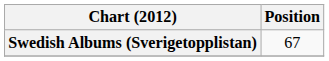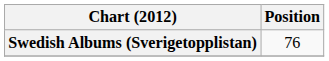(292, 42) 67 -> (292, 42) 76
